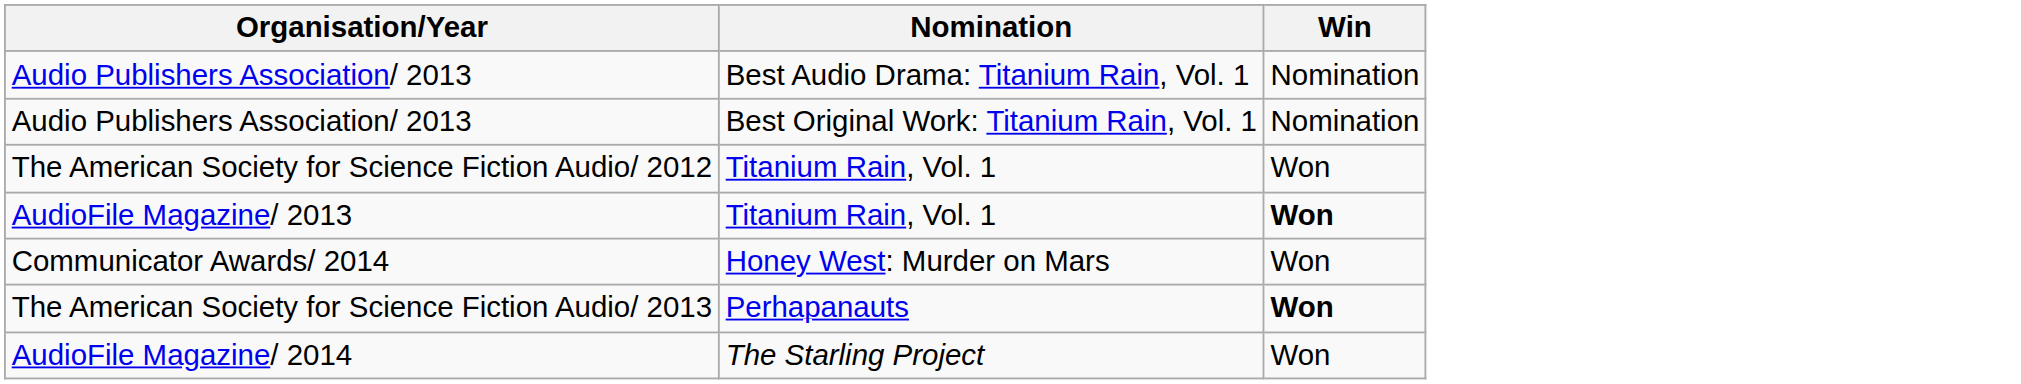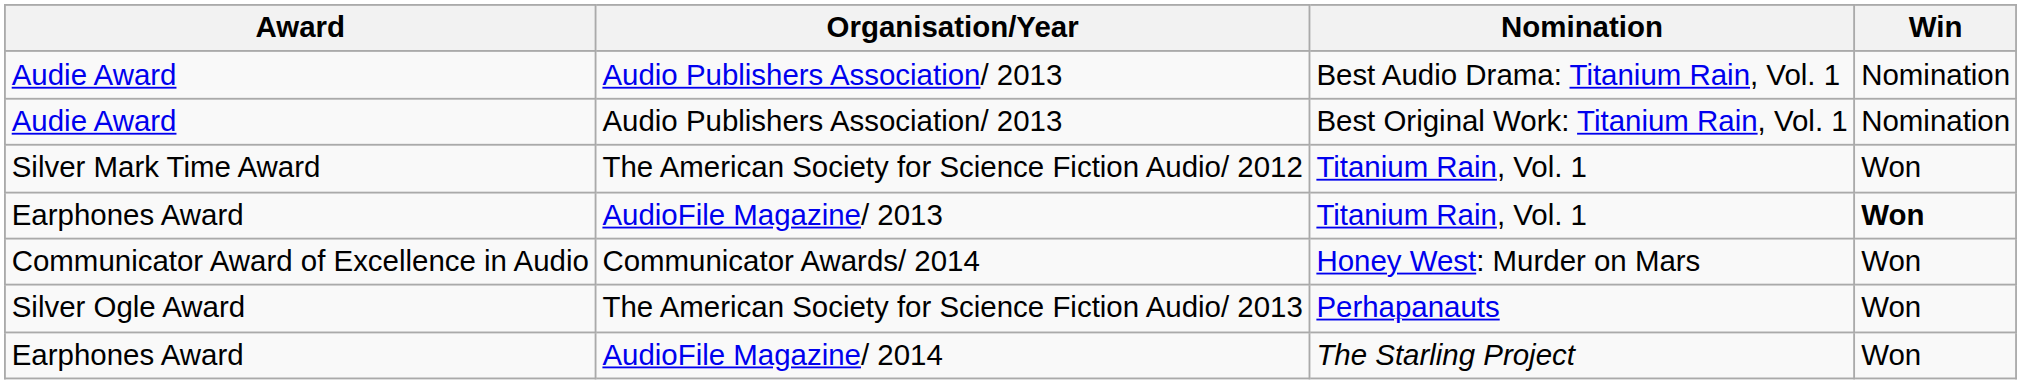+ column: (300, 27)
(1302, 307) bold -> (1891, 307) normal
